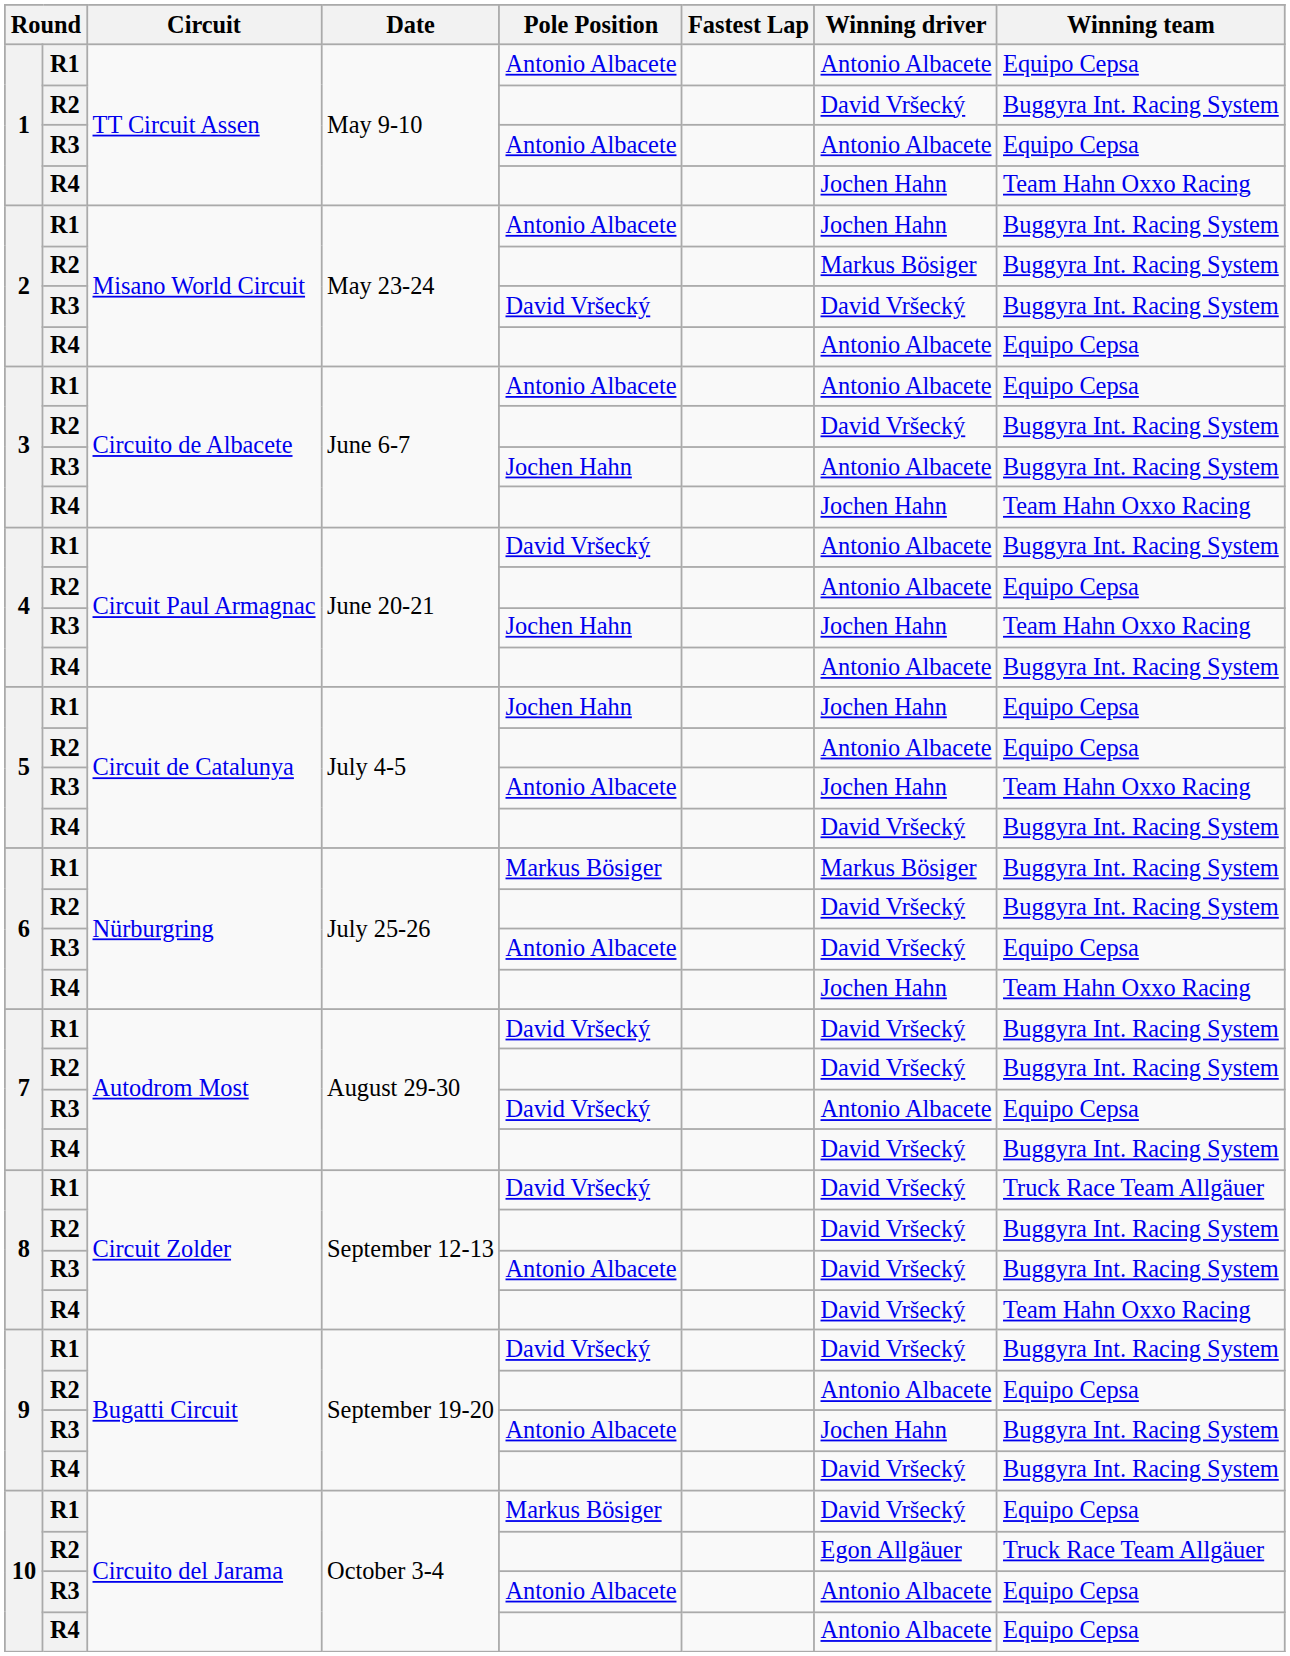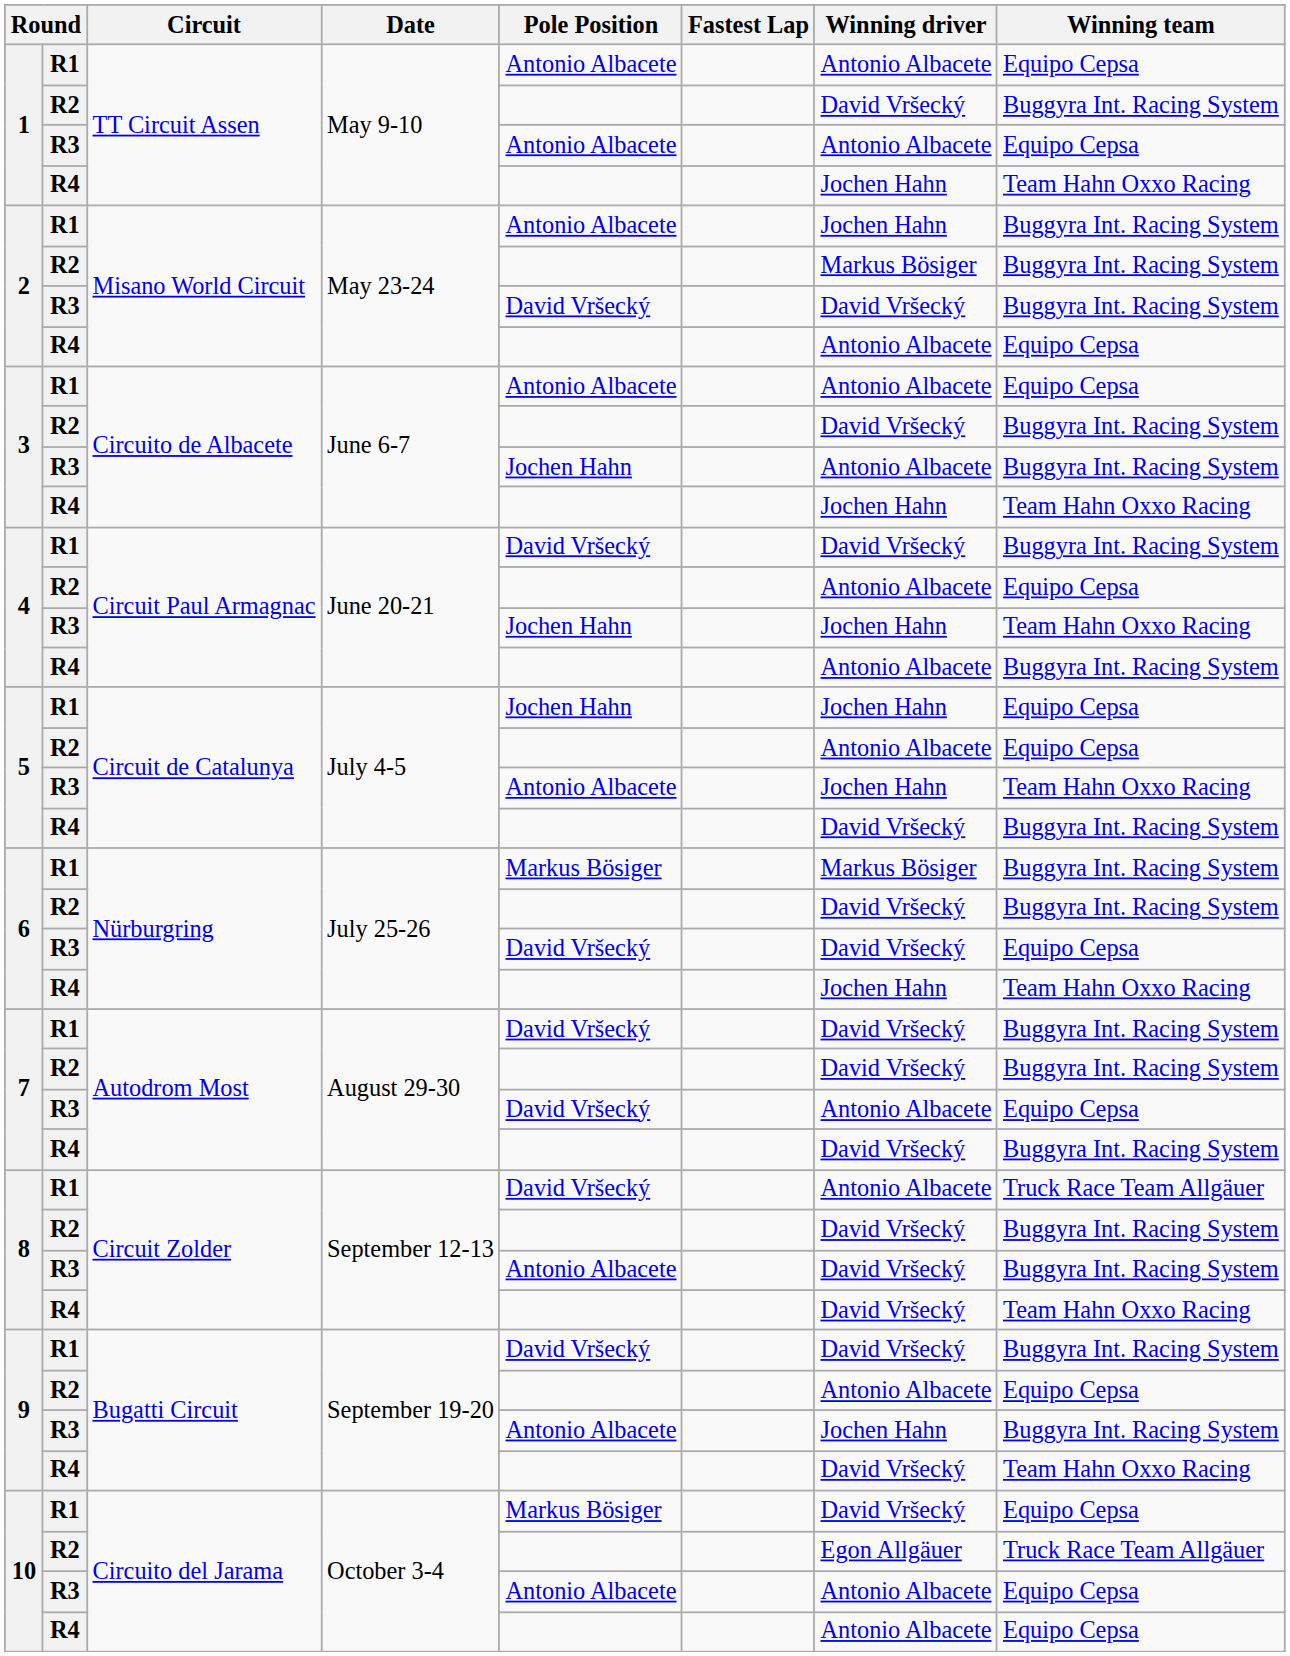(906, 546) Antonio Albacete -> (893, 546) David Vršecký
(591, 947) Antonio Albacete -> (578, 947) David Vršecký
(893, 1188) David Vršecký -> (906, 1188) Antonio Albacete
(1141, 1470) Buggyra Int. Racing System -> (1127, 1470) Team Hahn Oxxo Racing
